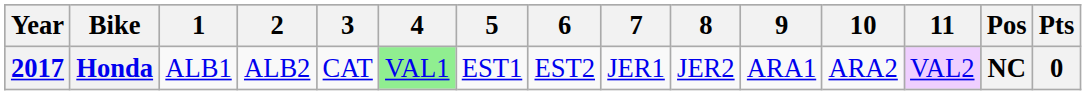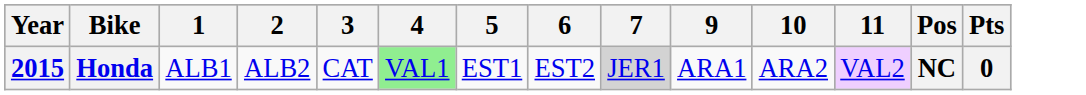- column: (706, 25)
(38, 67) 2017 -> (38, 67) 2015
(636, 67) no background -> (636, 67) lightgrey background
